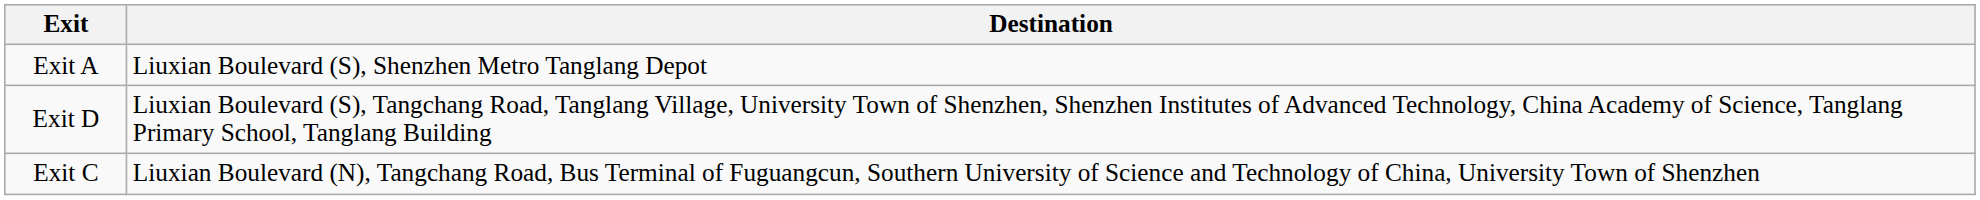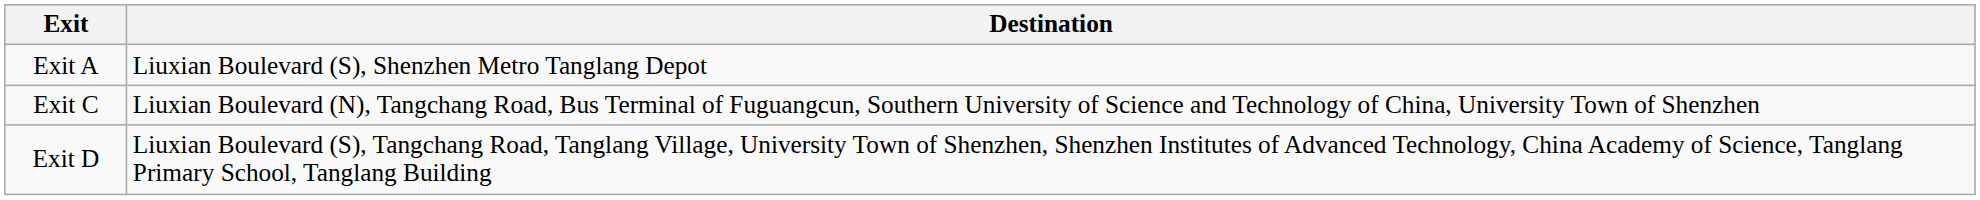rows swapped: (66, 173) <-> (66, 118)
